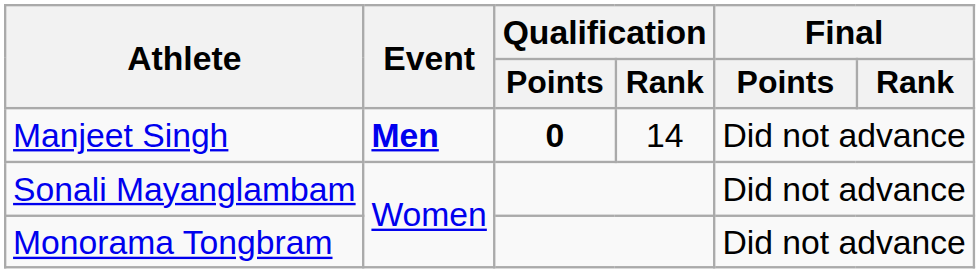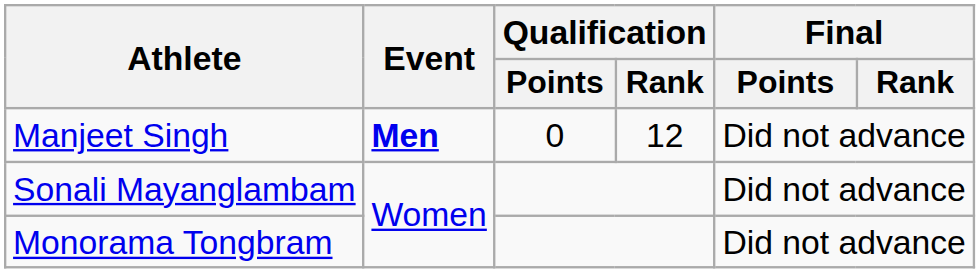(555, 136) bold -> (555, 136) normal
(665, 136) 14 -> (665, 136) 12
